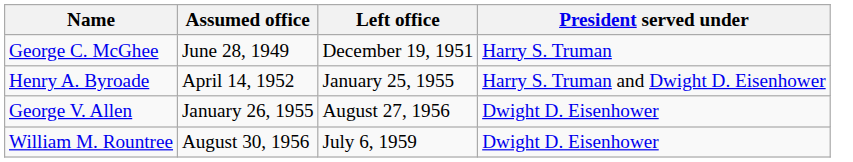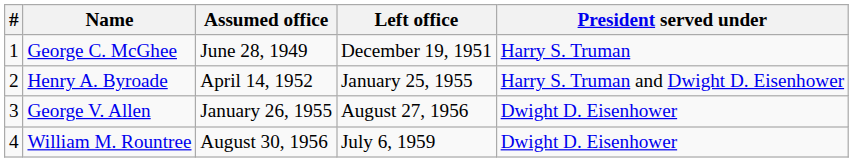+ column: (14, 19)
